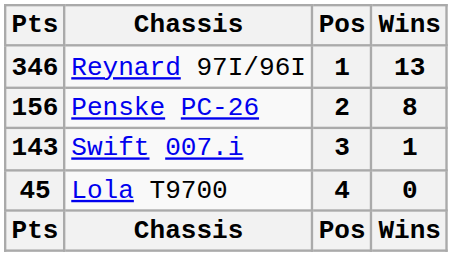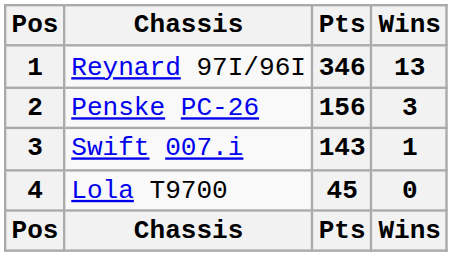columns swapped: (342, 26) <-> (35, 26)
(410, 108) 8 -> (410, 108) 3
